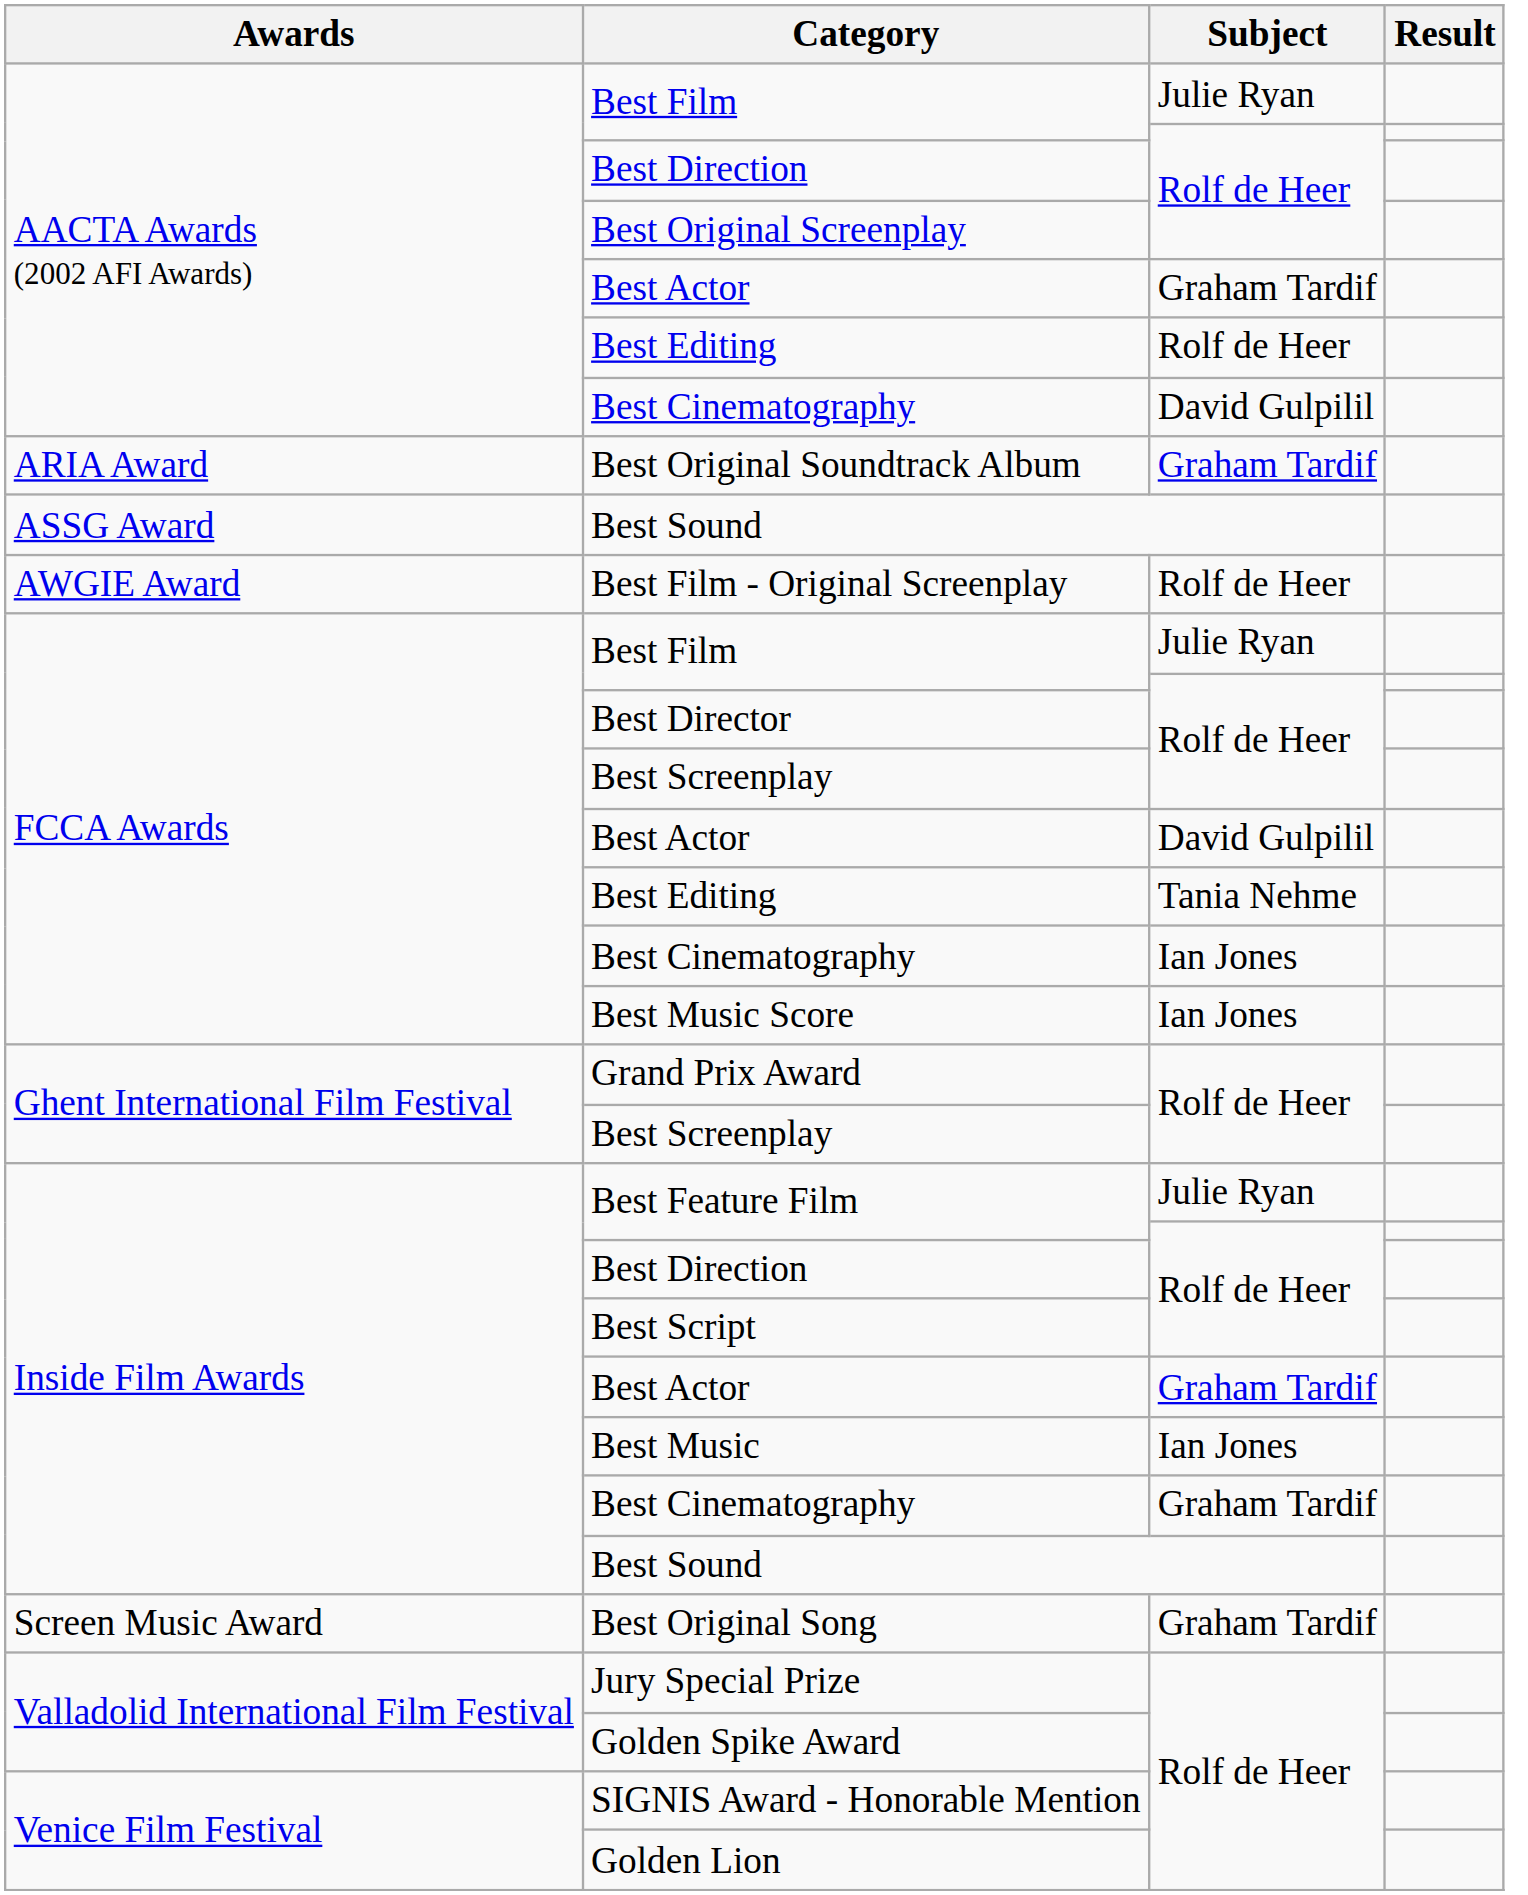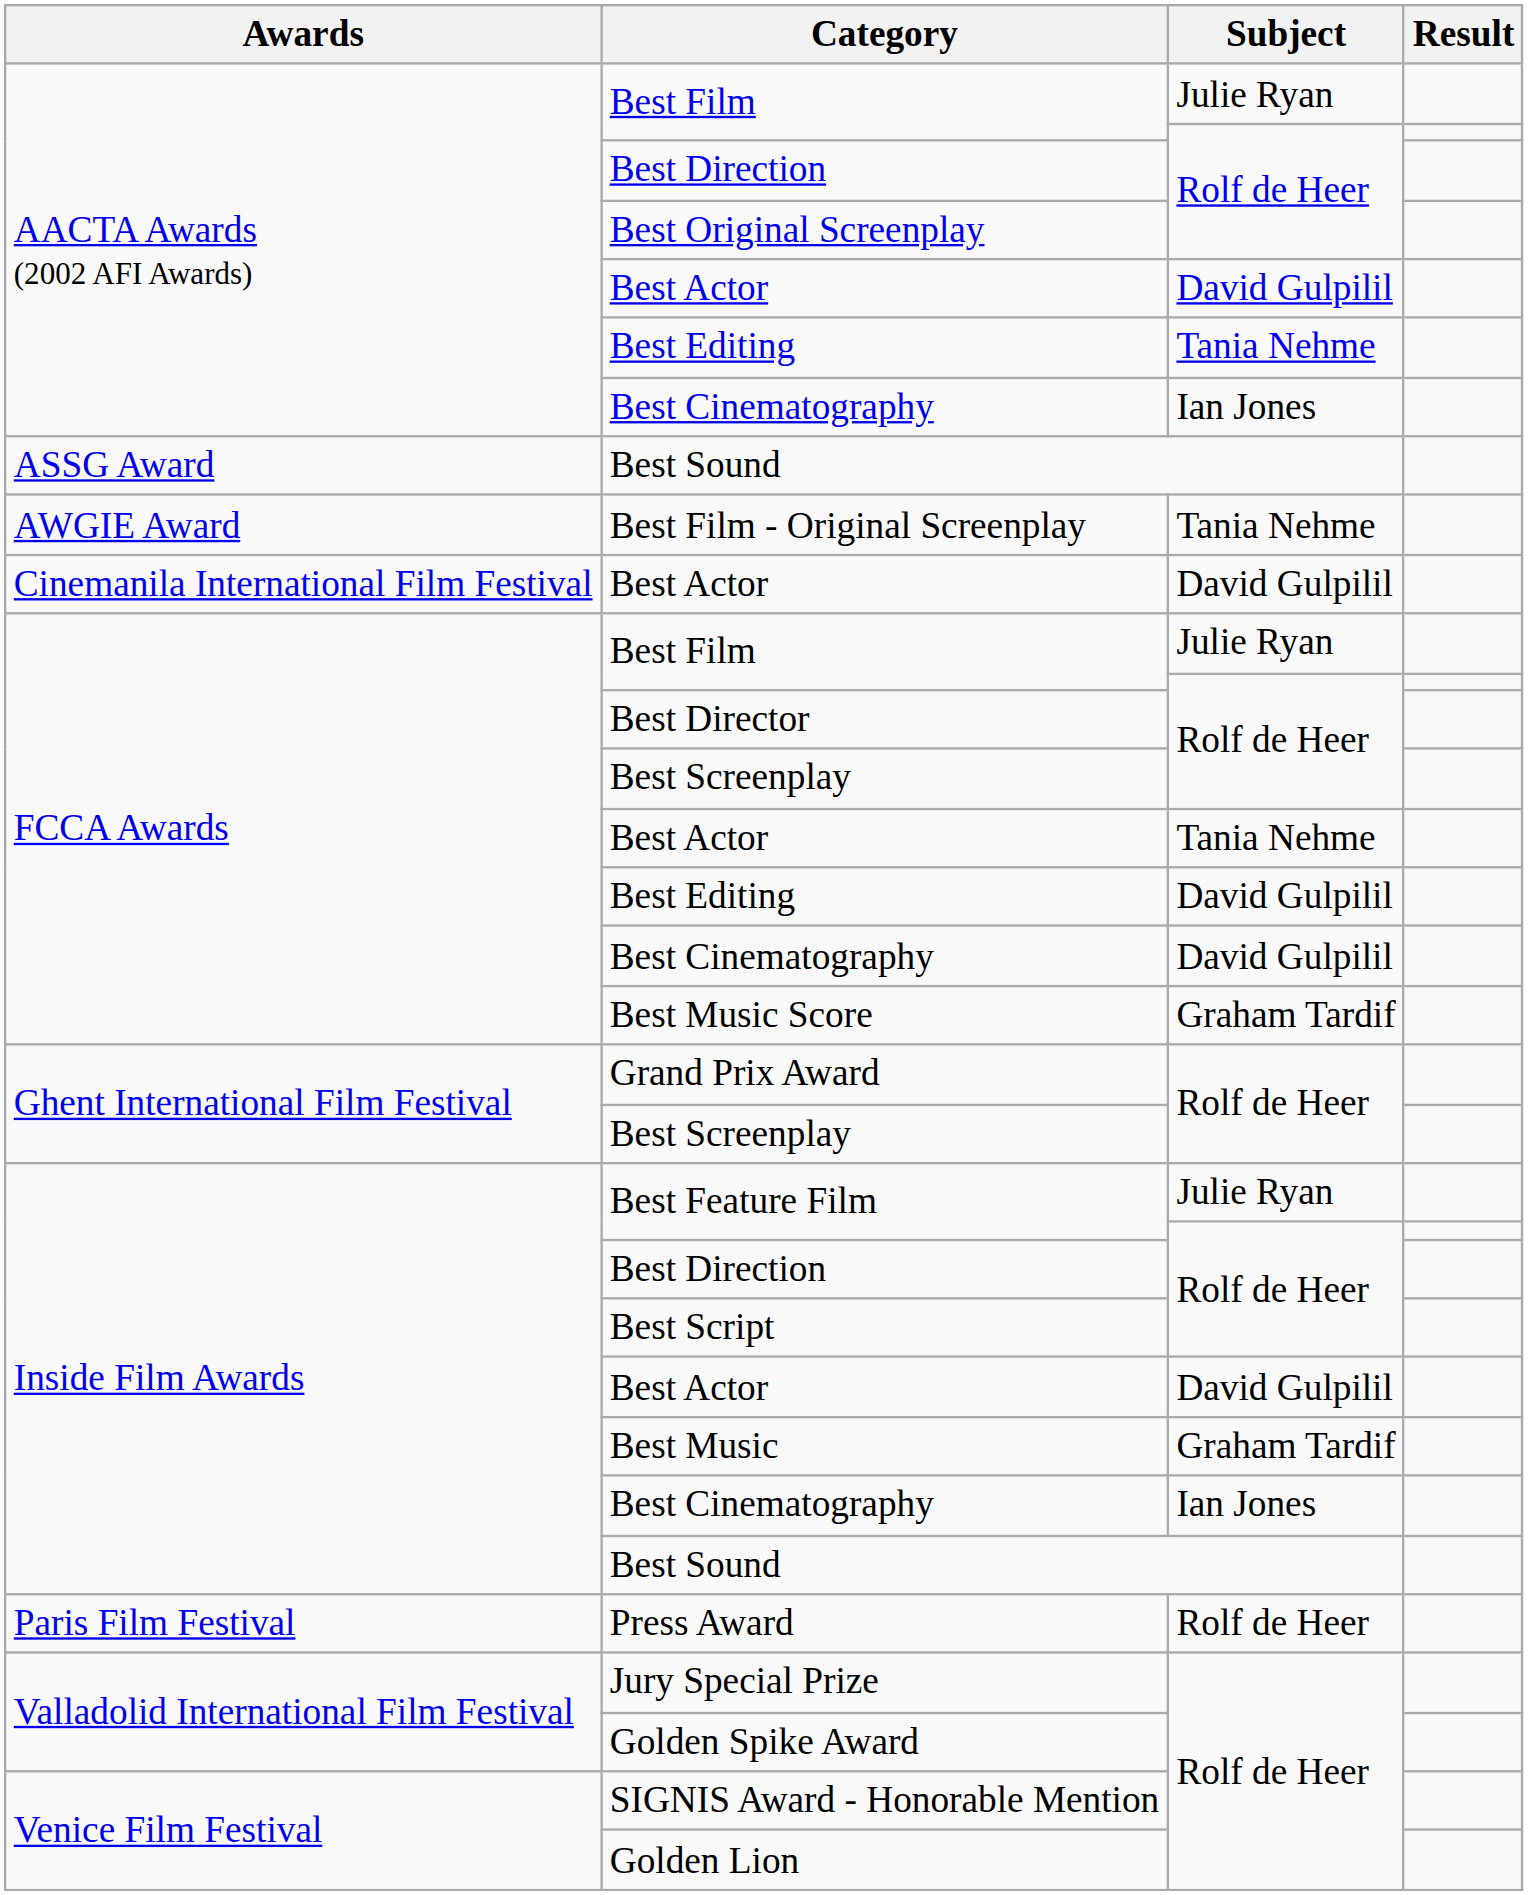(1267, 287) Graham Tardif -> (1285, 287) David Gulpilil
(1254, 346) Rolf de Heer -> (1276, 346) Tania Nehme
(1266, 405) David Gulpilil -> (1246, 405) Ian Jones
- row: (111, 465)
(1254, 583) Rolf de Heer -> (1276, 524) Tania Nehme
+ row: (303, 583)
(1266, 837) David Gulpilil -> (1276, 837) Tania Nehme
(1257, 896) Tania Nehme -> (1285, 896) David Gulpilil
(1228, 955) Ian Jones -> (1285, 955) David Gulpilil
(1228, 1014) Ian Jones -> (1286, 1014) Graham Tardif
(1267, 1386) Graham Tardif -> (1285, 1386) David Gulpilil
(1228, 1445) Ian Jones -> (1286, 1445) Graham Tardif
(1267, 1504) Graham Tardif -> (1246, 1504) Ian Jones
+ row: (155, 1622)
- row: (168, 1622)
